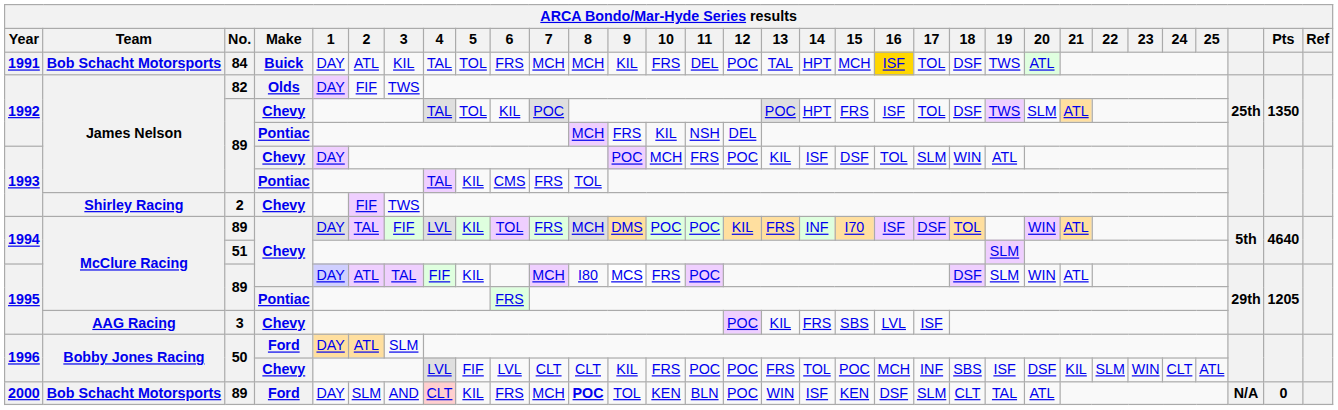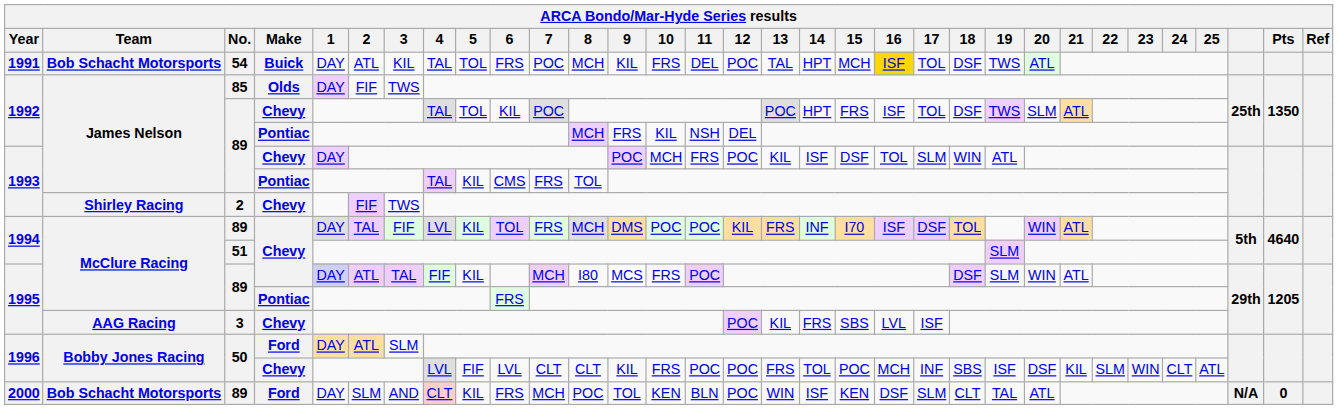(240, 63) 84 -> (240, 63) 54
(549, 63) MCH -> (549, 63) POC
(240, 87) 82 -> (240, 87) 85
(588, 393) bold -> (588, 393) normal
